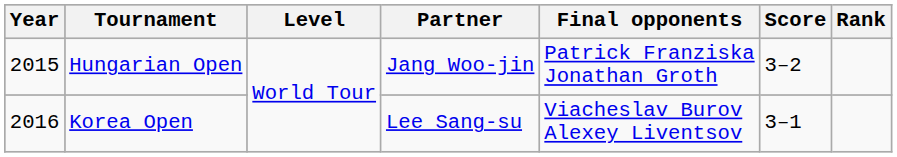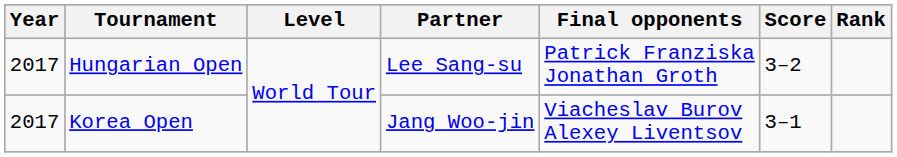(35, 67) 2015 -> (35, 67) 2017
(460, 67) Jang Woo-jin -> (454, 67) Lee Sang-su
(35, 123) 2016 -> (35, 123) 2017
(454, 123) Lee Sang-su -> (460, 123) Jang Woo-jin
